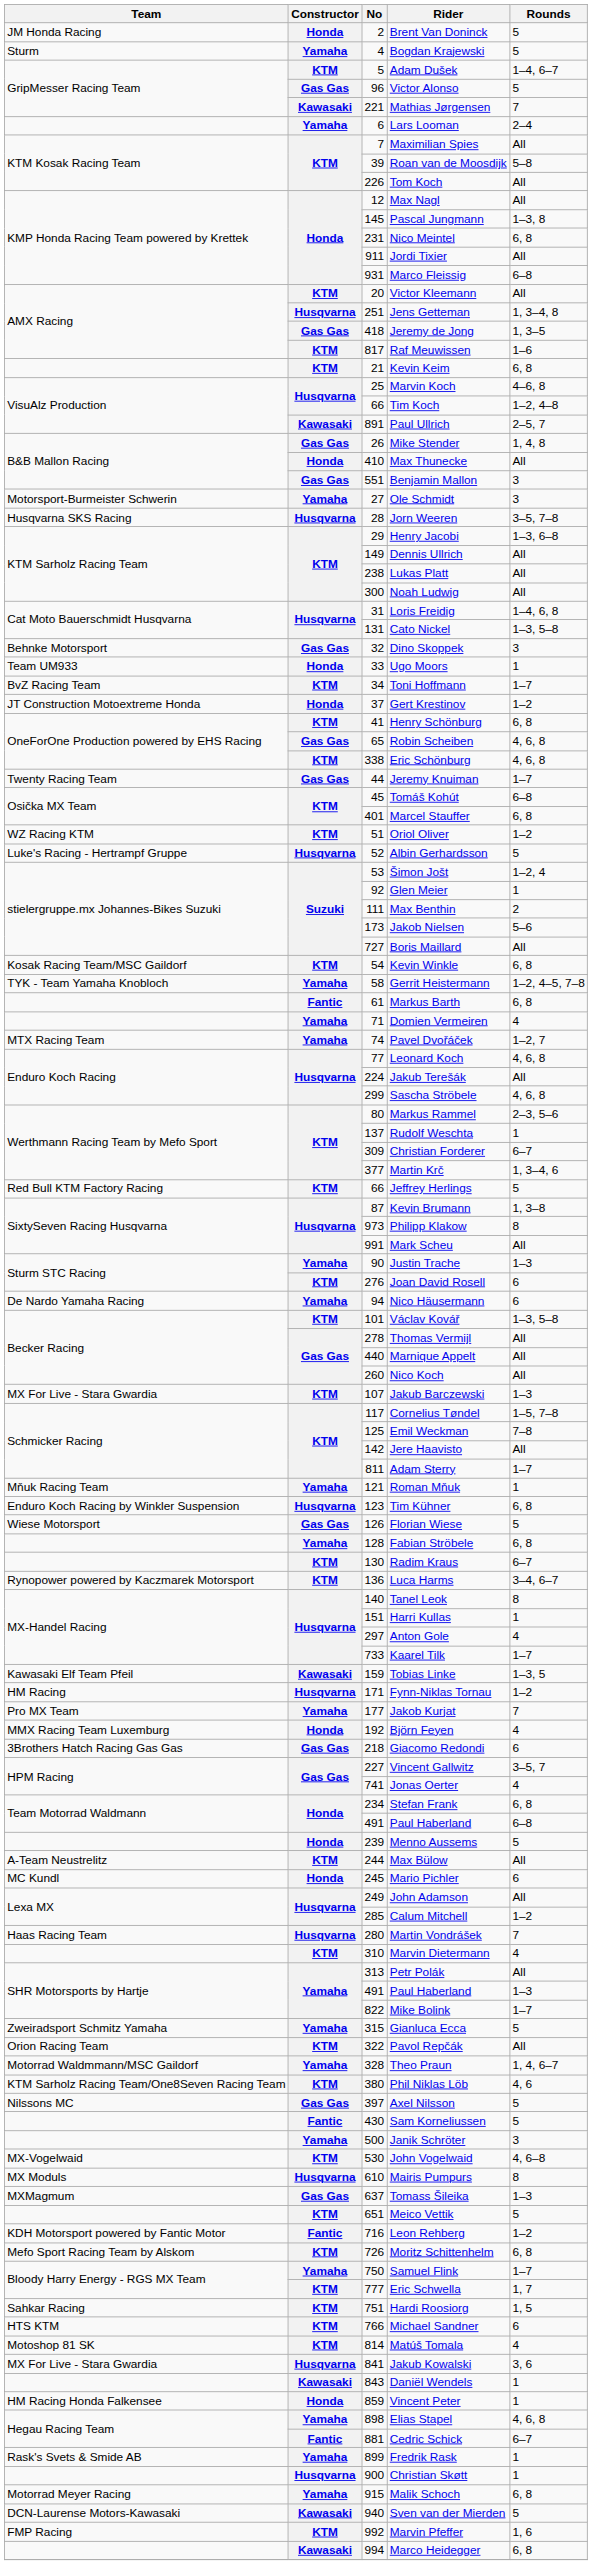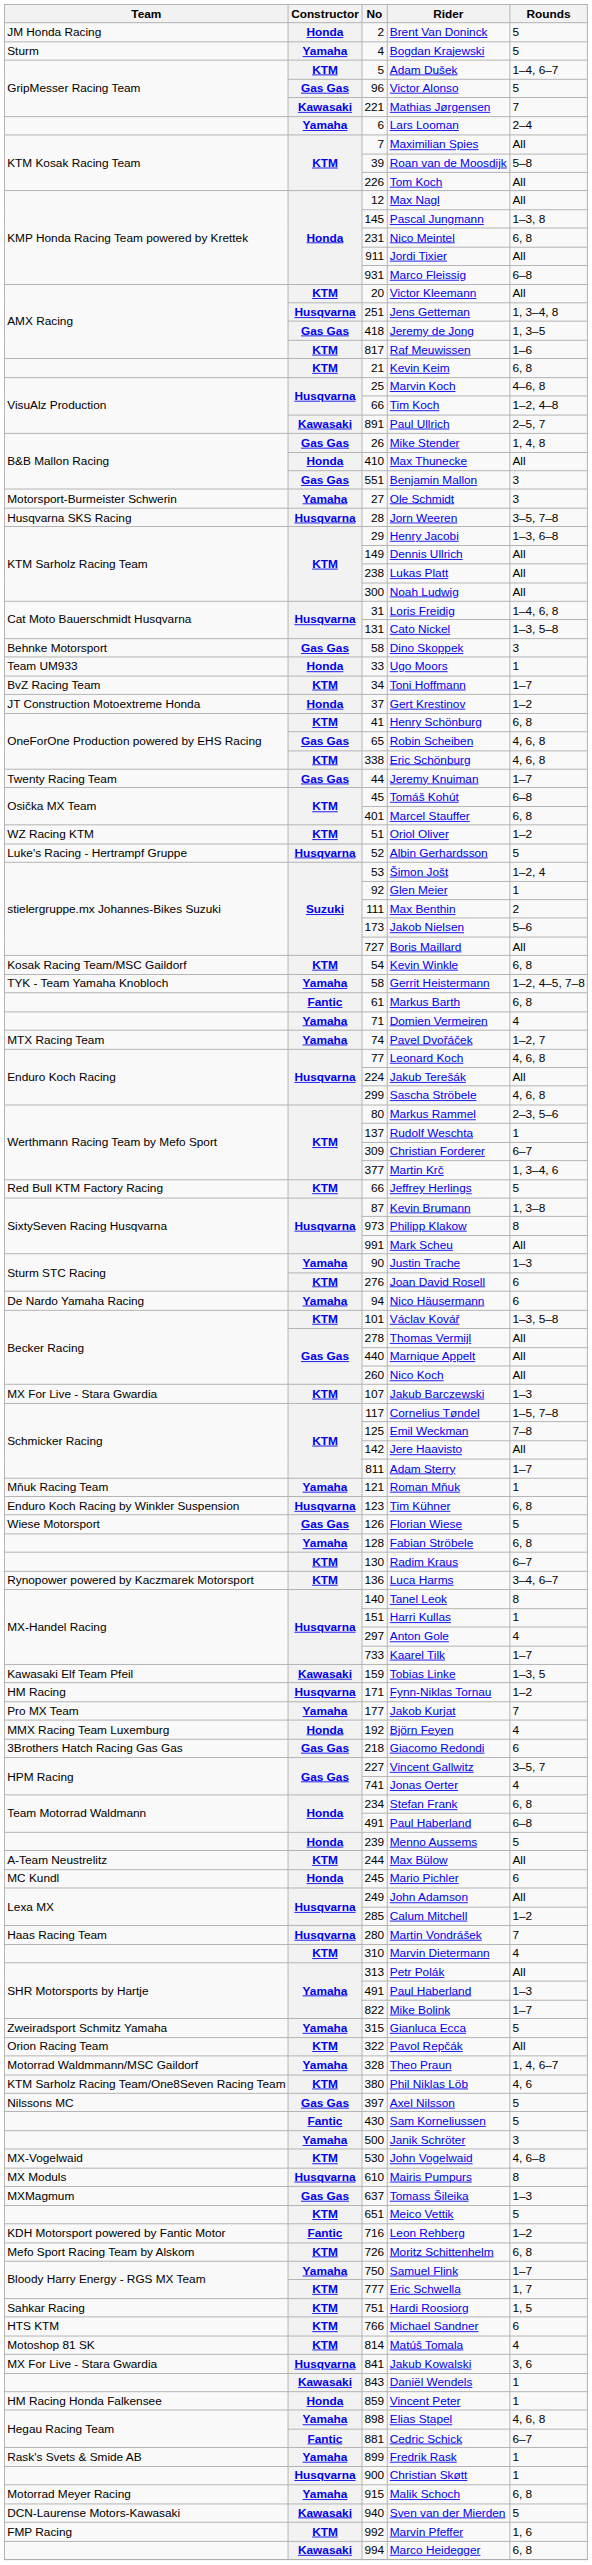(378, 647) 32 -> (378, 647) 58
